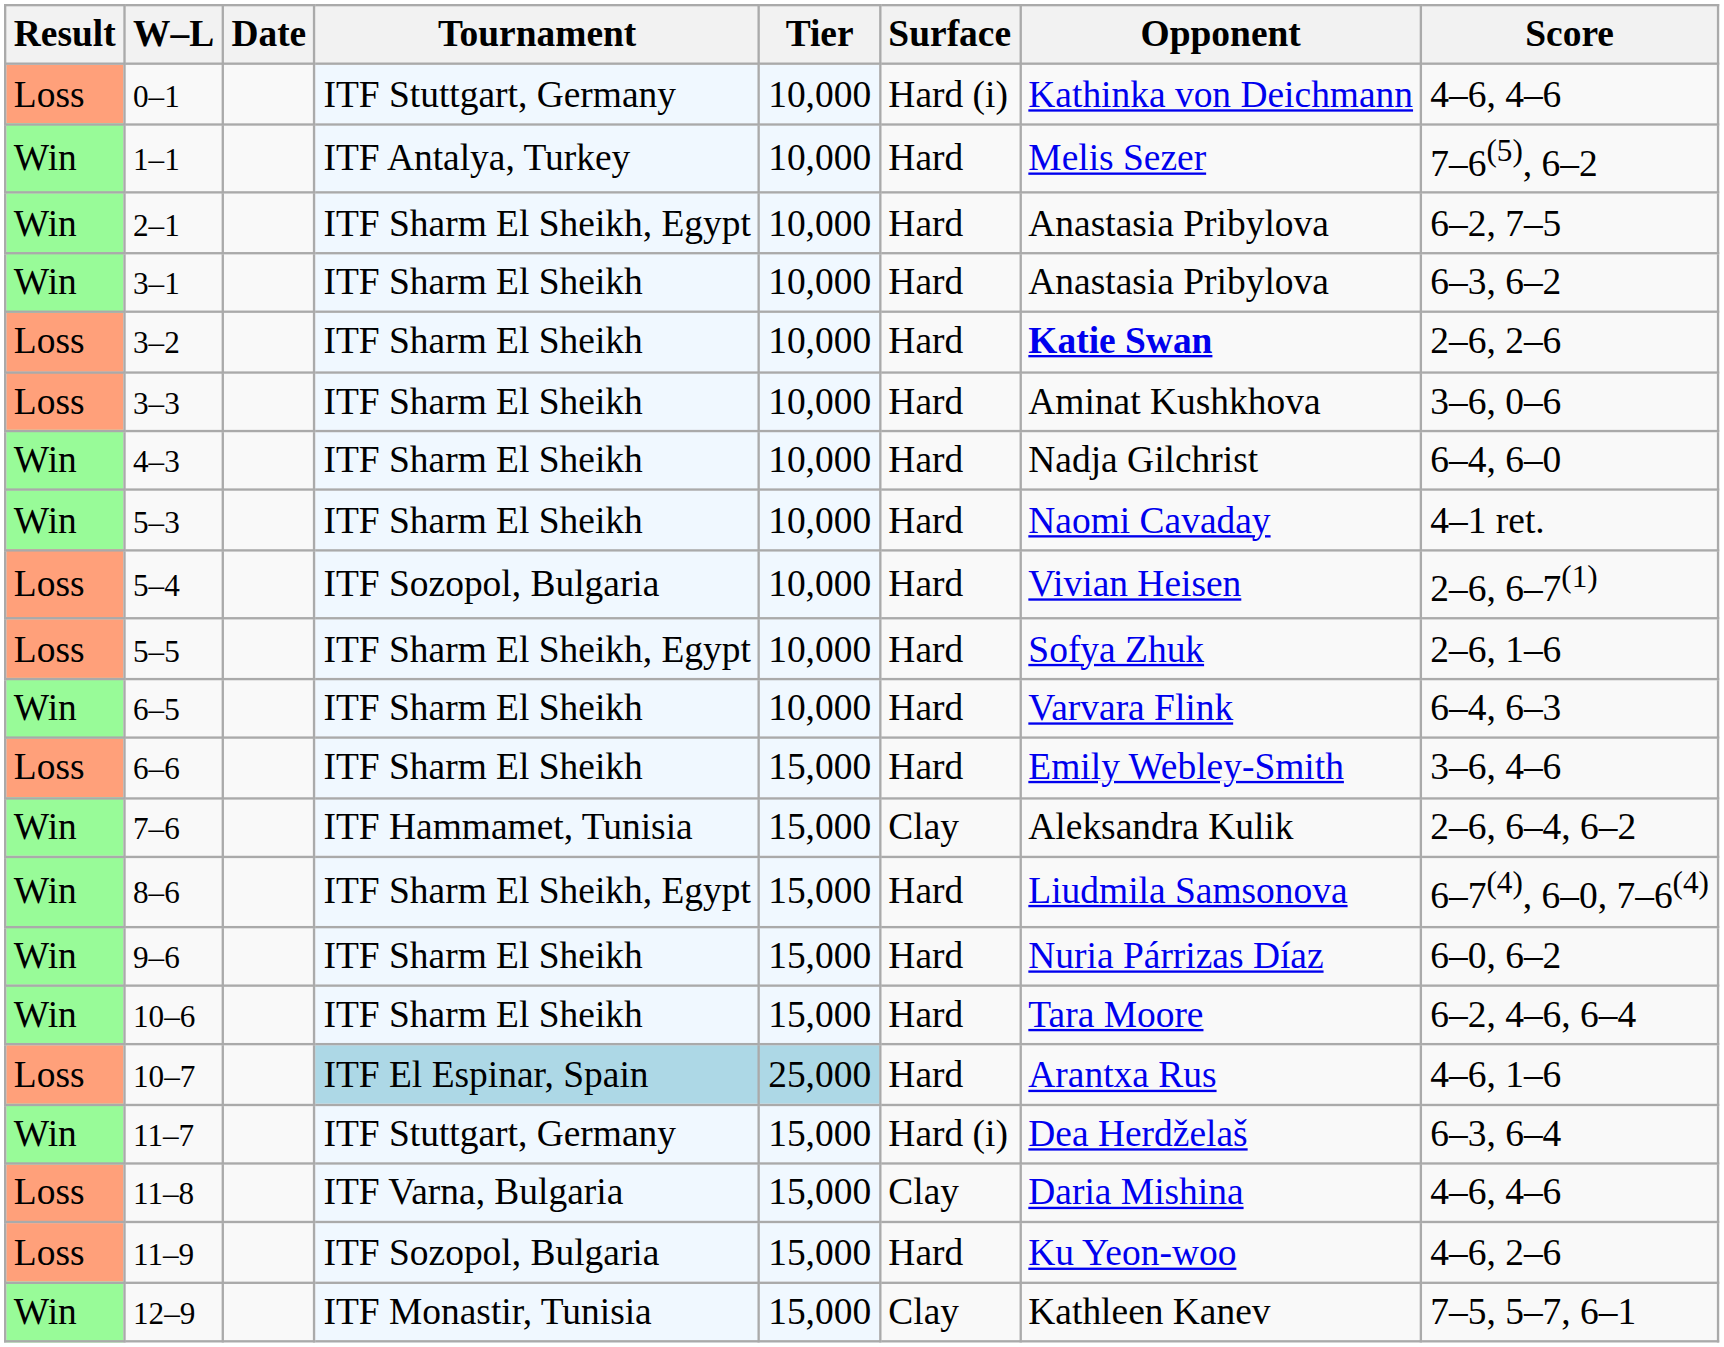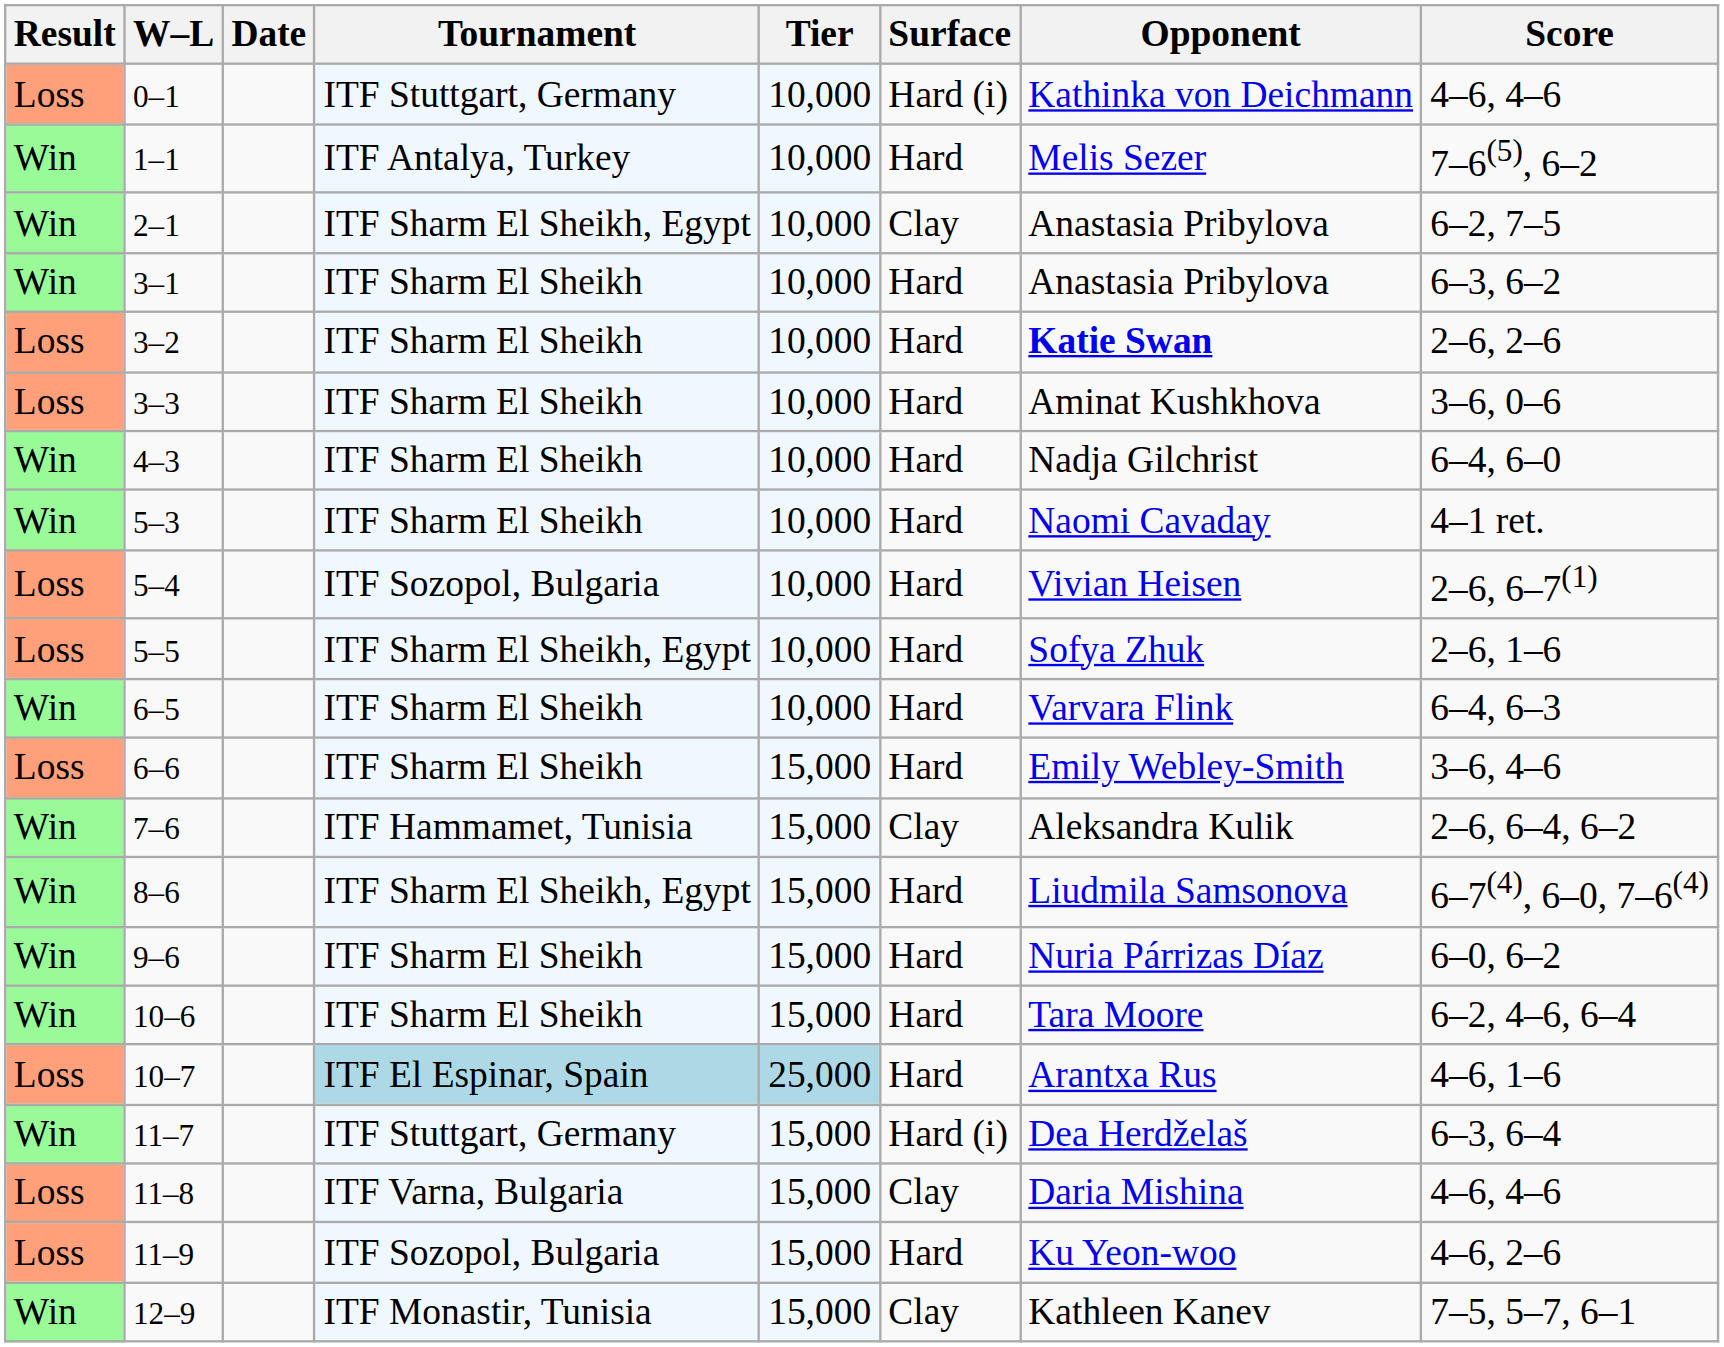(926, 222) Hard -> (924, 222) Clay
